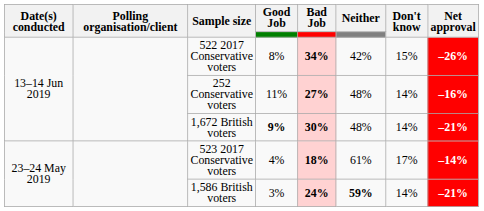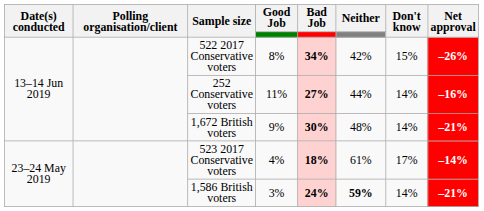(361, 94) 48% -> (361, 94) 44%
(277, 127) bold -> (277, 127) normal
